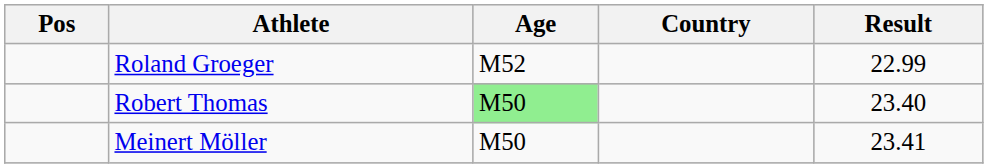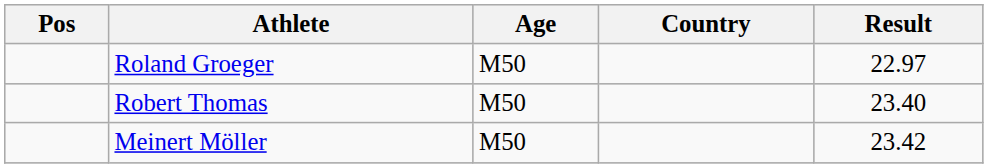(503, 63) M52 -> (503, 63) M50
(898, 63) 22.99 -> (898, 63) 22.97
(503, 102) lightgreen background -> (503, 102) no background
(898, 142) 23.41 -> (898, 142) 23.42
